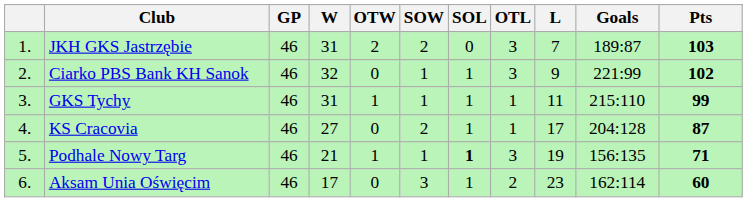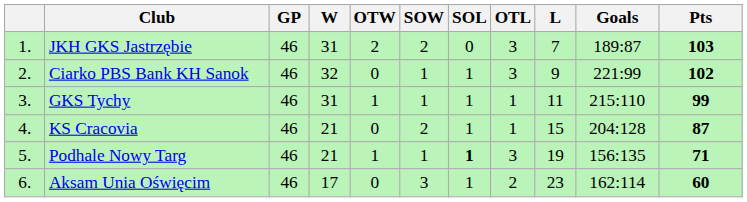(329, 127) 27 -> (329, 127) 21
(555, 127) 17 -> (555, 127) 15
